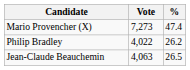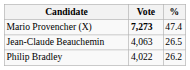(142, 27) normal -> (142, 27) bold
rows swapped: (55, 57) <-> (34, 42)
